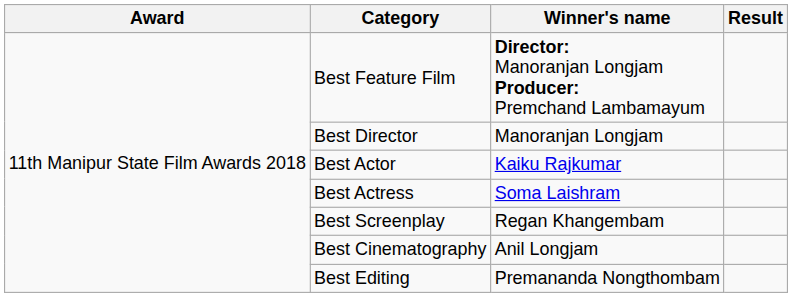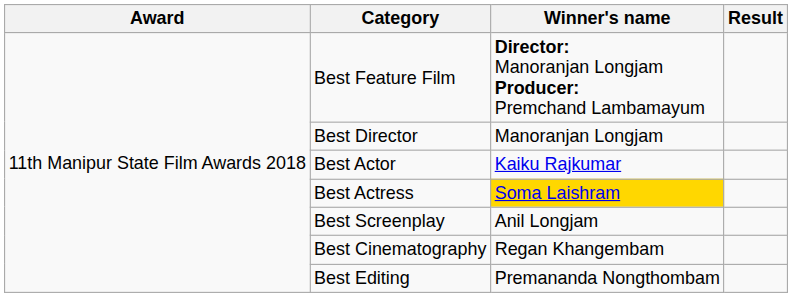(557, 192) no background -> (557, 192) gold background
(579, 221) Regan Khangembam -> (546, 221) Anil Longjam
(546, 249) Anil Longjam -> (579, 249) Regan Khangembam
